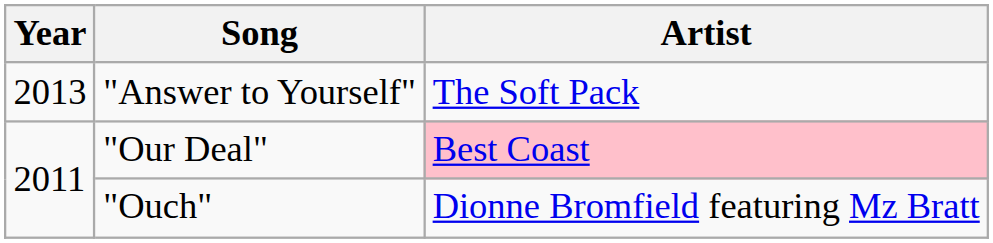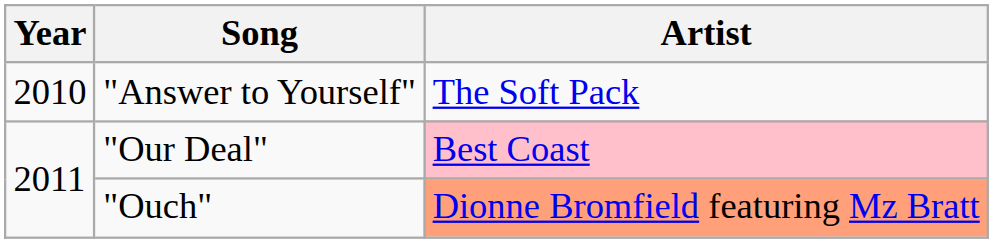(50, 91) 2013 -> (50, 91) 2010
(706, 206) no background -> (706, 206) lightsalmon background
